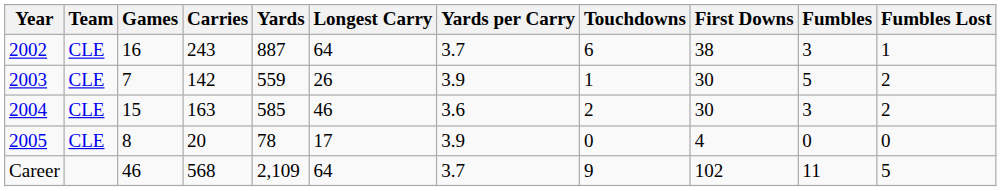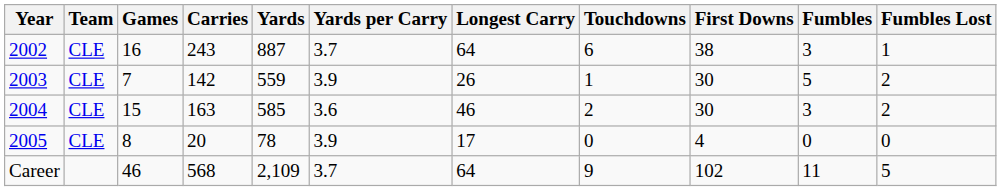columns swapped: (508, 19) <-> (373, 19)
